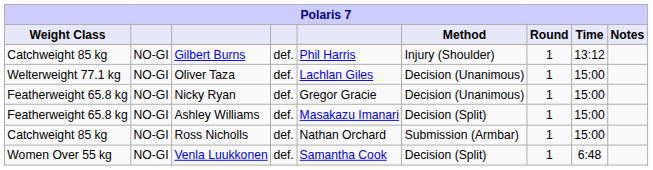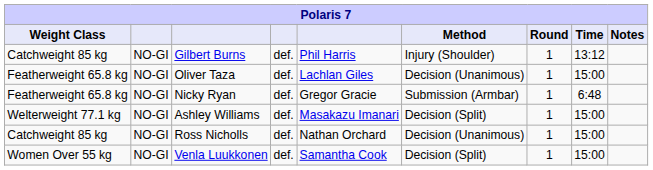(64, 74) Welterweight 77.1 kg -> (68, 74) Featherweight 65.8 kg
(464, 94) Decision (Unanimous) -> (462, 94) Submission (Armbar)
(590, 94) 15:00 -> (590, 94) 6:48
(68, 114) Featherweight 65.8 kg -> (64, 114) Welterweight 77.1 kg
(462, 135) Submission (Armbar) -> (464, 135) Decision (Unanimous)
(590, 155) 6:48 -> (590, 155) 15:00
